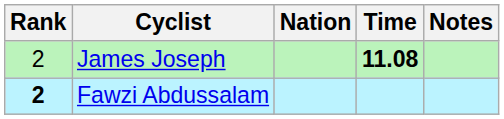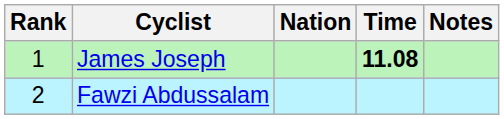(38, 59) 2 -> (38, 59) 1
(38, 95) bold -> (38, 95) normal
